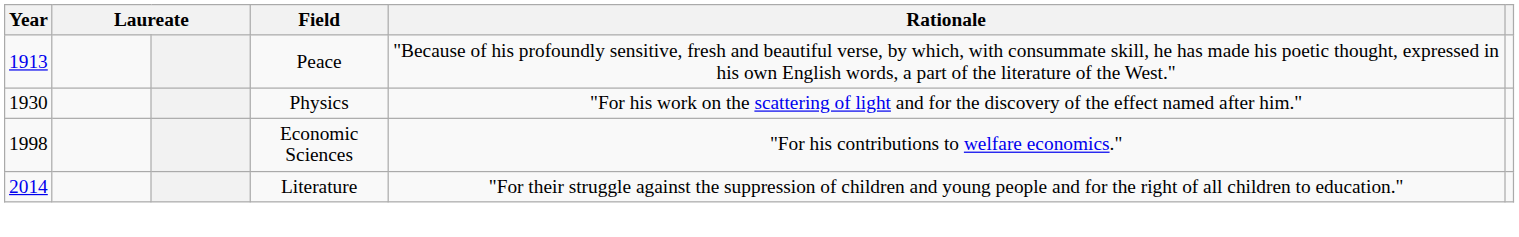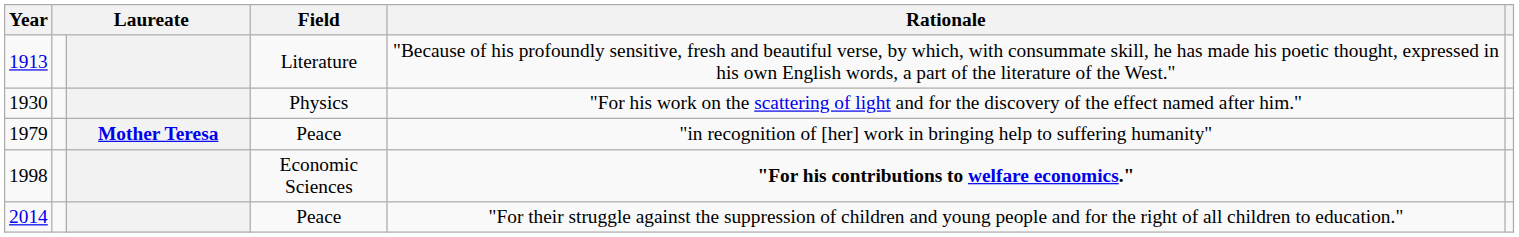(319, 61) Peace -> (319, 61) Literature
+ row: (28, 133)
(946, 144) normal -> (946, 175) bold
(319, 186) Literature -> (319, 216) Peace
